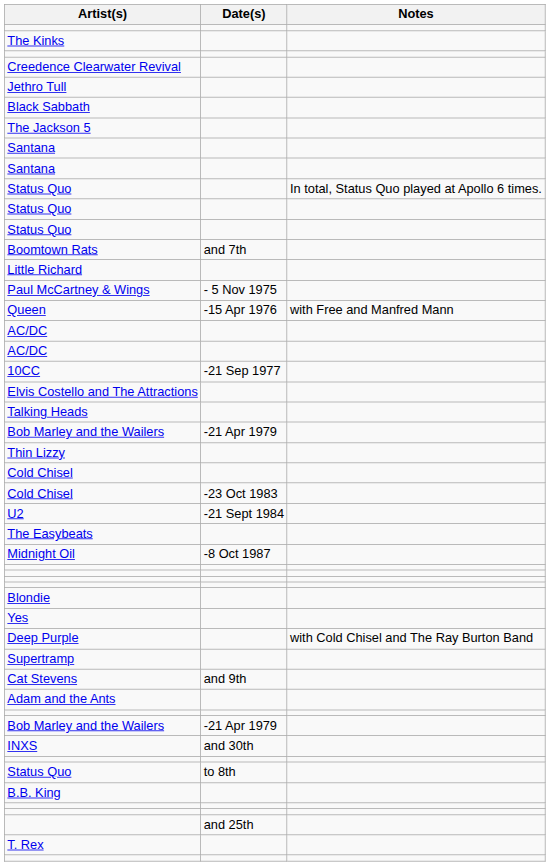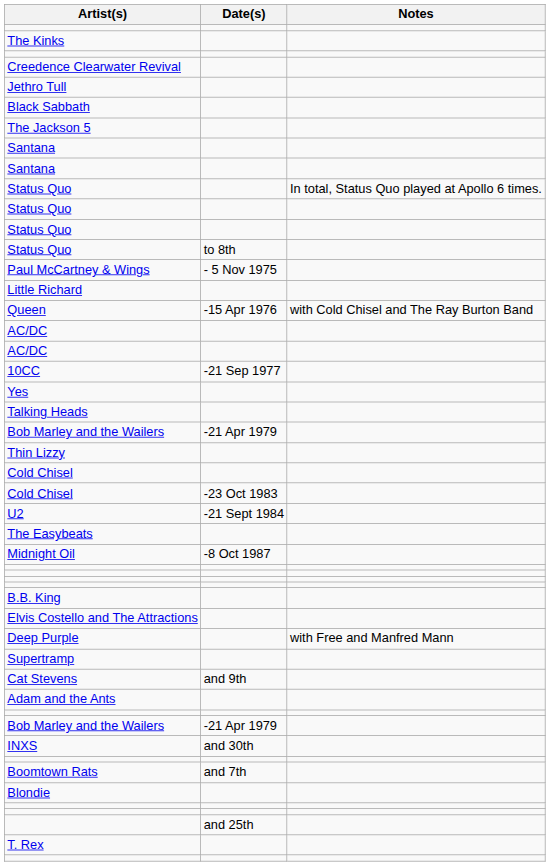rows swapped: (39, 772) <-> (53, 249)
rows swapped: (45, 270) <-> (78, 290)
(372, 310) with Free and Manfred Mann -> (412, 310) with Cold Chisel and The Ray Burton Band
rows swapped: (103, 391) <-> (18, 618)
rows swapped: (34, 792) <-> (29, 598)
(412, 638) with Cold Chisel and The Ray Burton Band -> (372, 638) with Free and Manfred Mann
